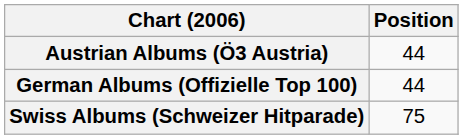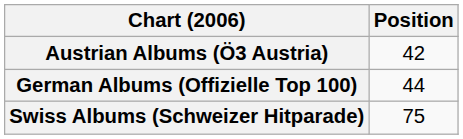(414, 52) 44 -> (414, 52) 42
